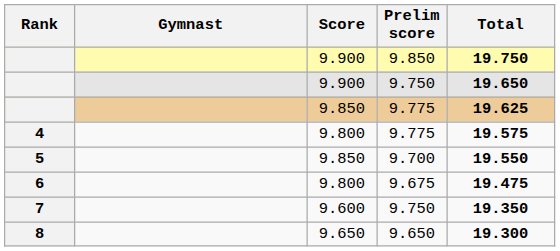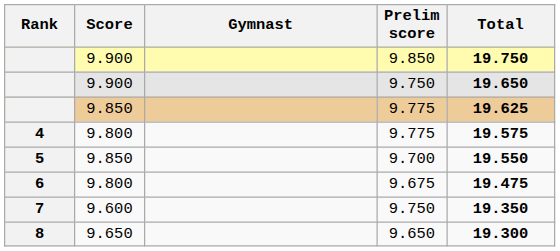columns swapped: (191, 26) <-> (342, 26)
